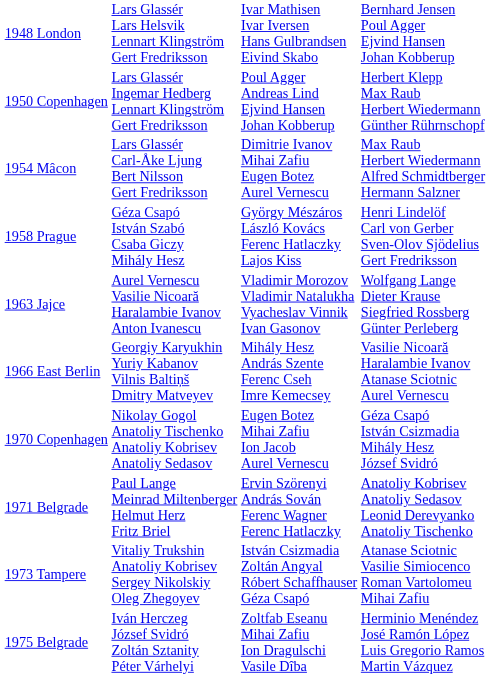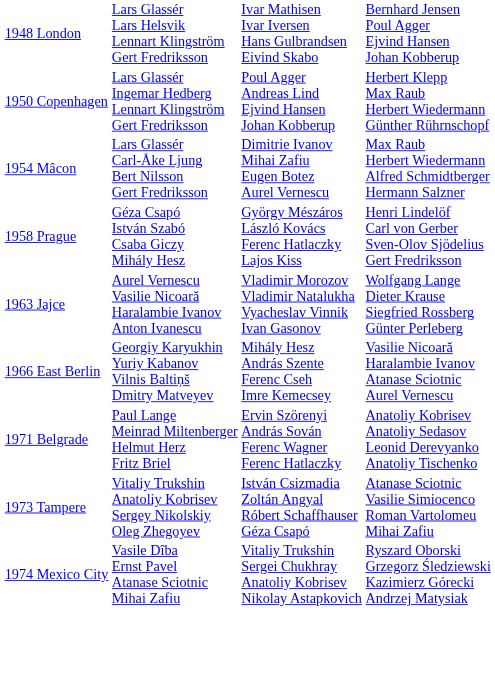- row: (56, 439)
+ row: (56, 574)
- row: (46, 642)
